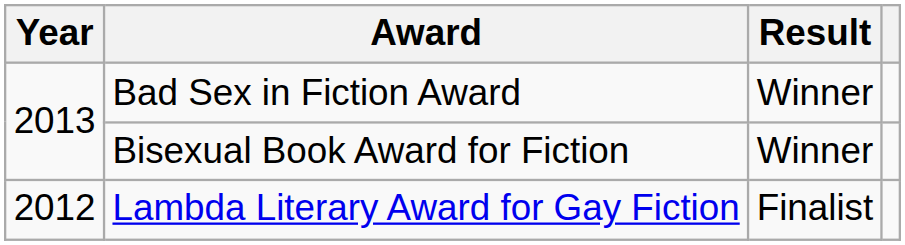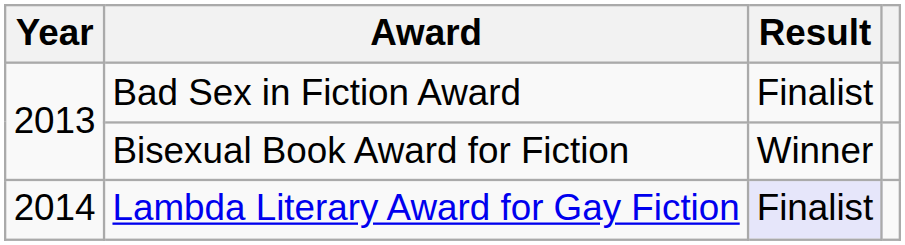(815, 92) Winner -> (815, 92) Finalist
(55, 208) 2012 -> (55, 208) 2014
(815, 208) no background -> (815, 208) lavender background
